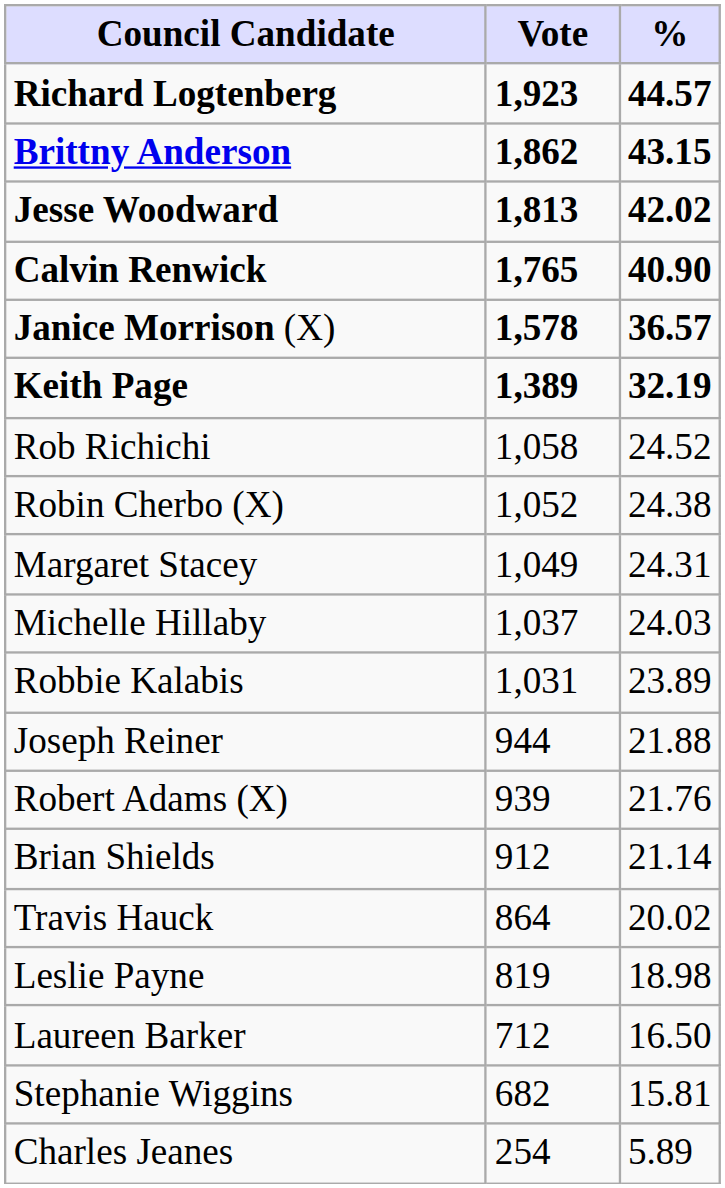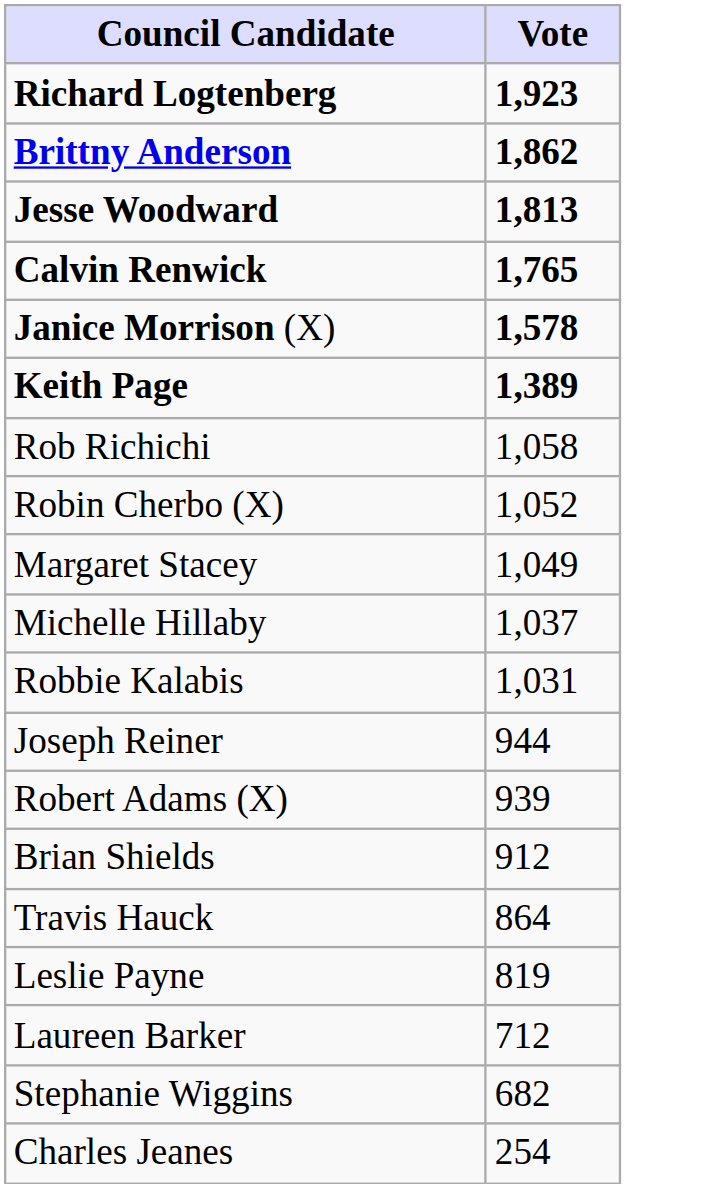- column: (670, 33)
